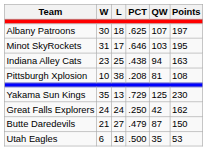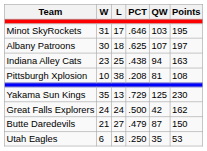rows swapped: (41, 31) <-> (44, 46)
(137, 110) .250 -> (137, 110) .500
(137, 139) .500 -> (137, 139) .250
